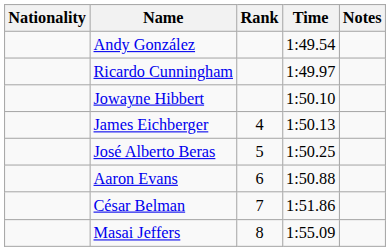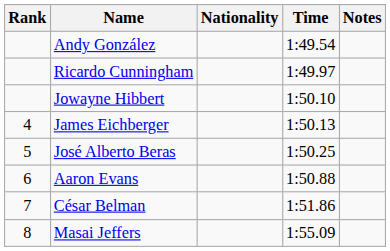columns swapped: (260, 18) <-> (47, 18)
